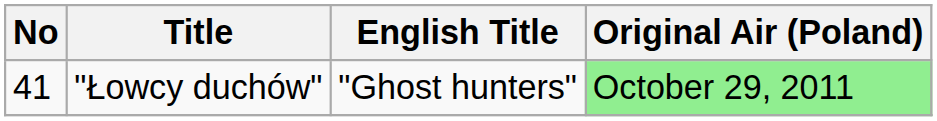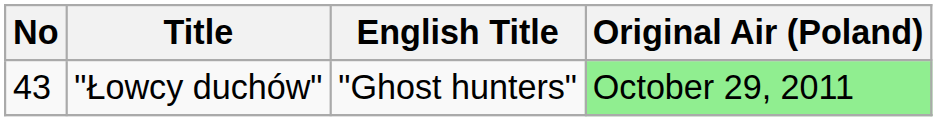(32, 87) 41 -> (32, 87) 43
